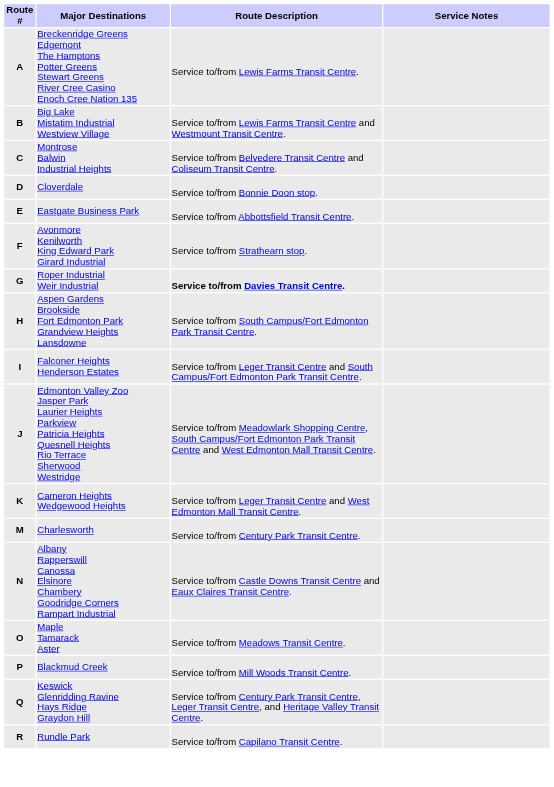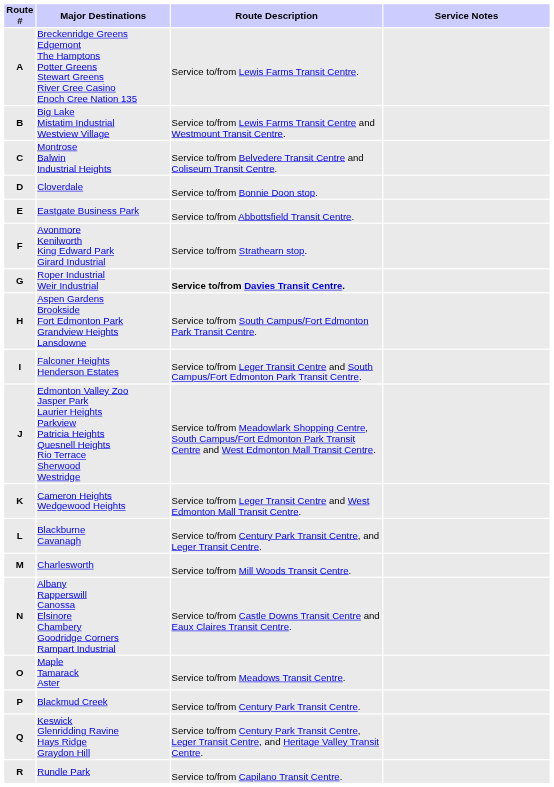+ row: (61, 536)
(266, 536) Service to/from Century Park Transit Centre. -> (261, 570) Service to/from Mill Woods Transit Centre.
(261, 672) Service to/from Mill Woods Transit Centre. -> (266, 707) Service to/from Century Park Transit Centre.
